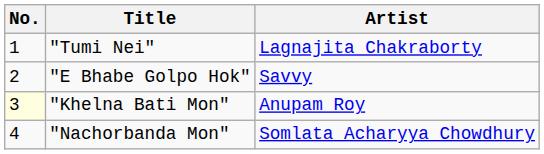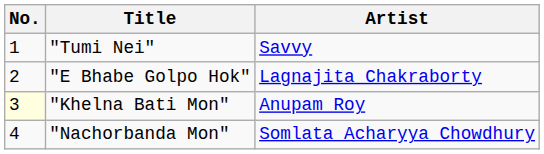(371, 48) Lagnajita Chakraborty -> (286, 48) Savvy
(286, 77) Savvy -> (371, 77) Lagnajita Chakraborty
